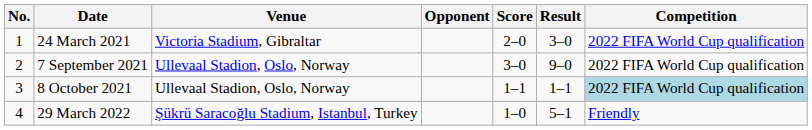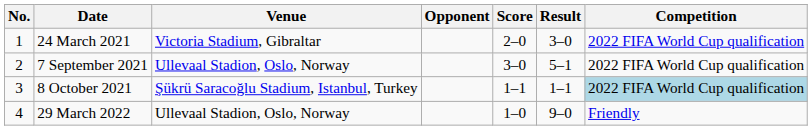(560, 64) 9–0 -> (560, 64) 5–1
(252, 88) Ullevaal Stadion, Oslo, Norway -> (286, 88) Şükrü Saracoğlu Stadium, Istanbul, Turkey
(286, 112) Şükrü Saracoğlu Stadium, Istanbul, Turkey -> (252, 112) Ullevaal Stadion, Oslo, Norway
(560, 112) 5–1 -> (560, 112) 9–0
